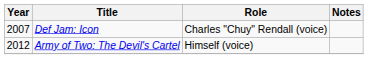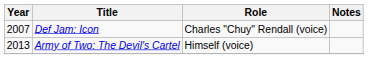(18, 45) 2012 -> (18, 45) 2013
